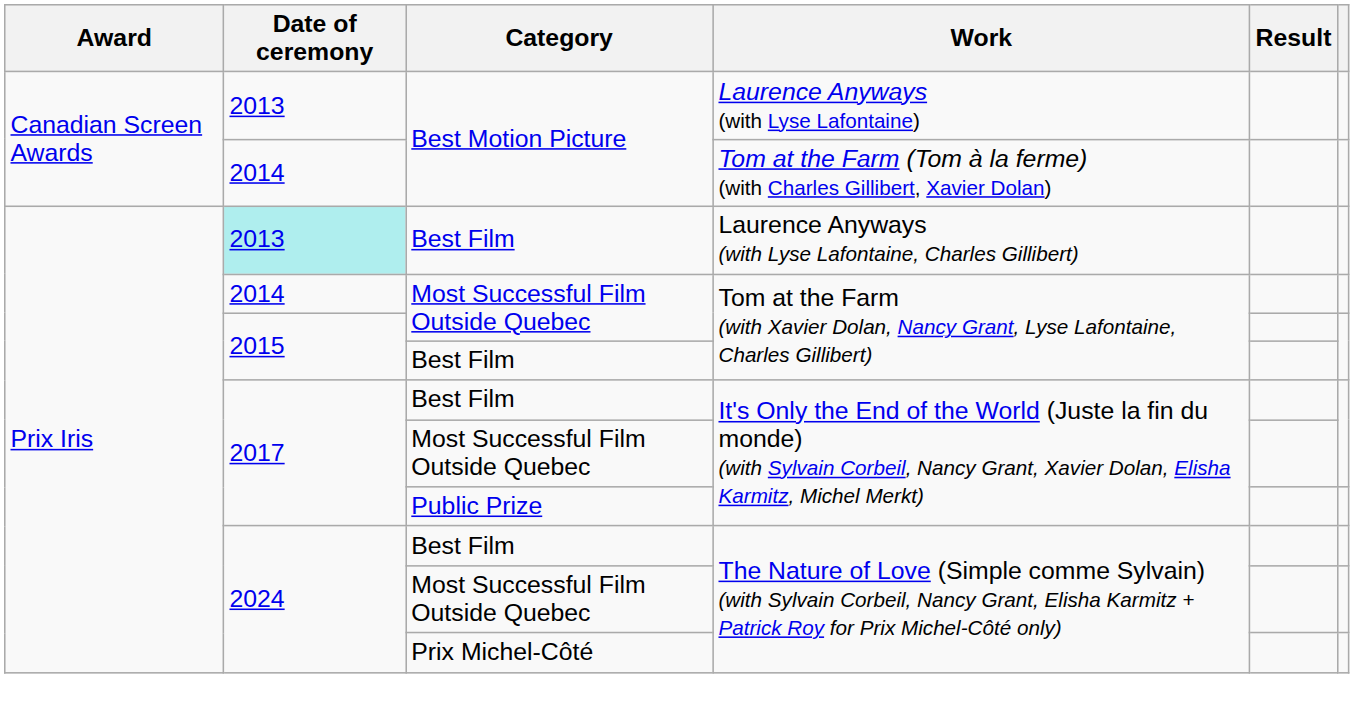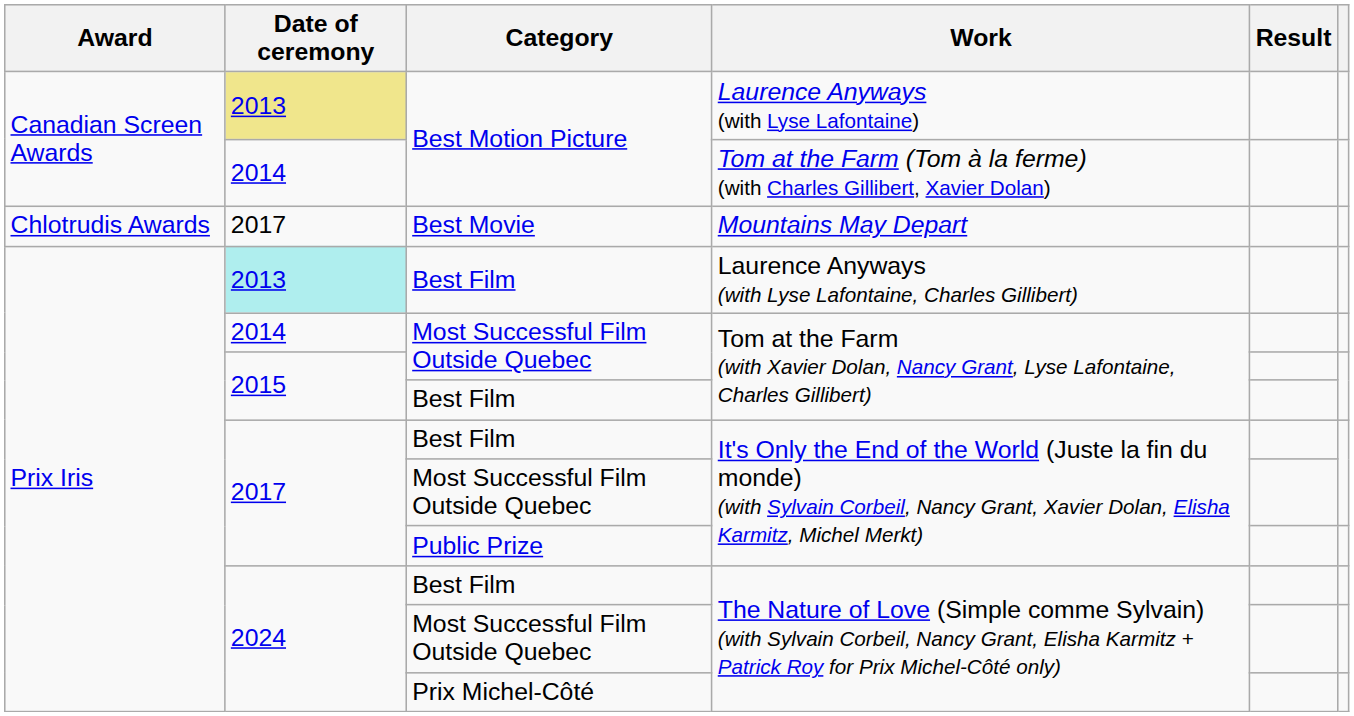(257, 105) no background -> (258, 105) khaki background
+ row: (474, 225)
